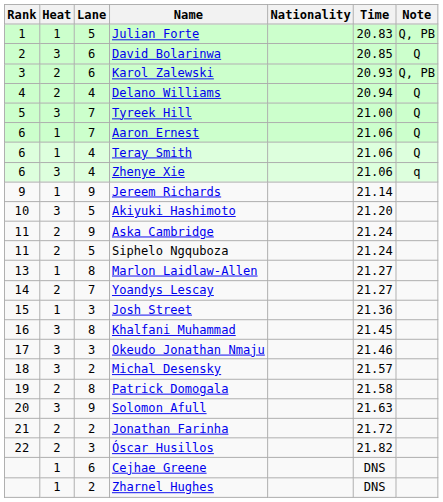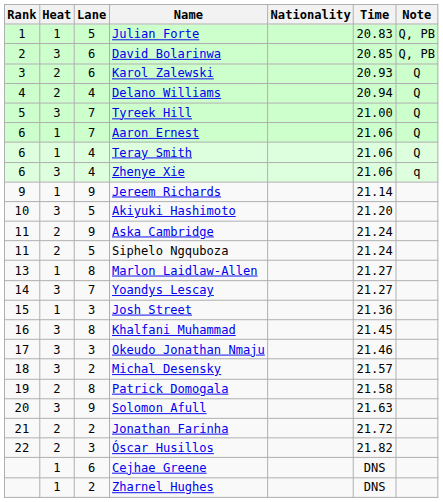(417, 54) Q -> (417, 54) Q, PB
(417, 73) Q, PB -> (417, 73) Q
(57, 290) 2 -> (57, 290) 3
